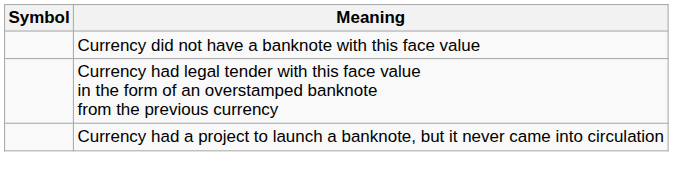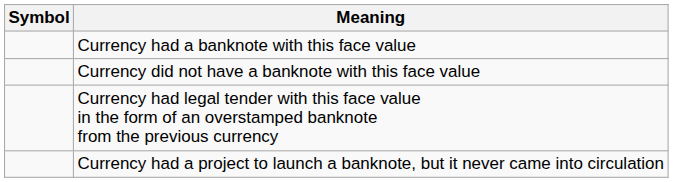+ row: (247, 44)
